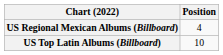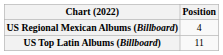(199, 43) 10 -> (199, 43) 11
